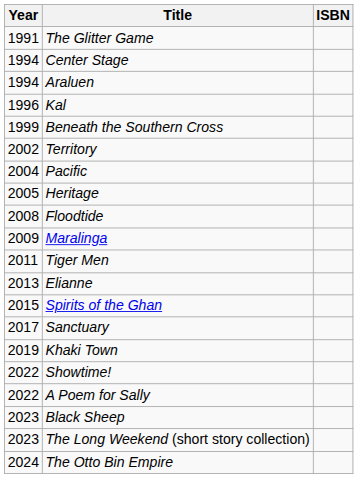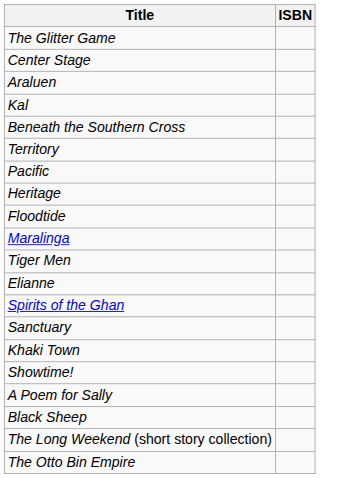- column: (23, 15)
